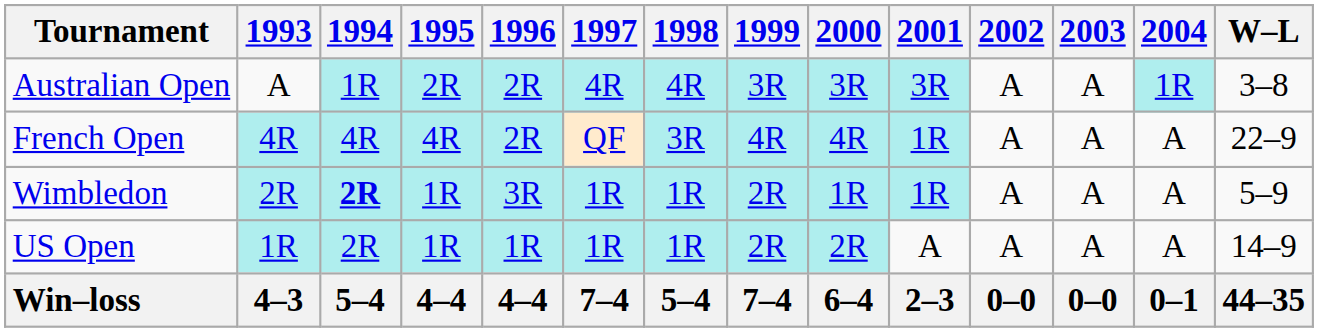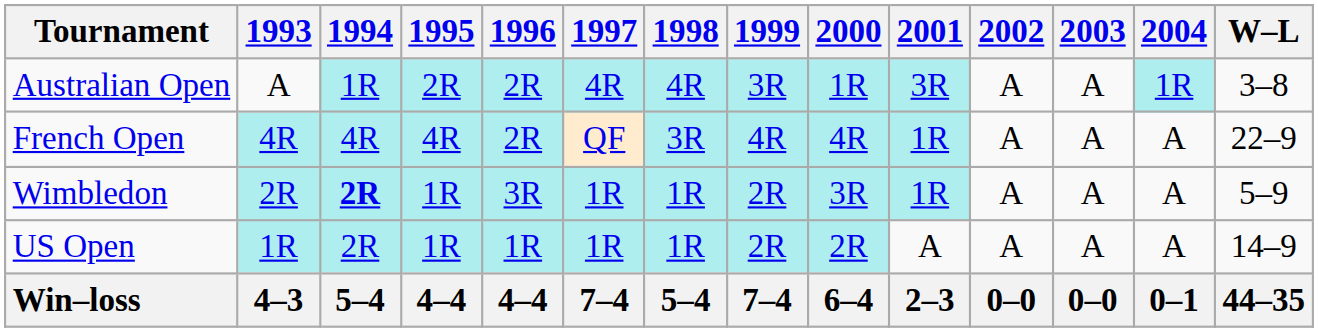(848, 84) 3R -> (848, 84) 1R
(848, 191) 1R -> (848, 191) 3R
